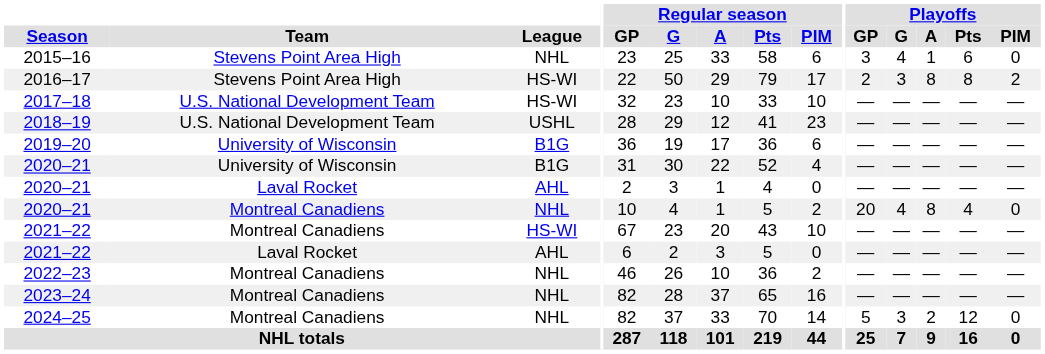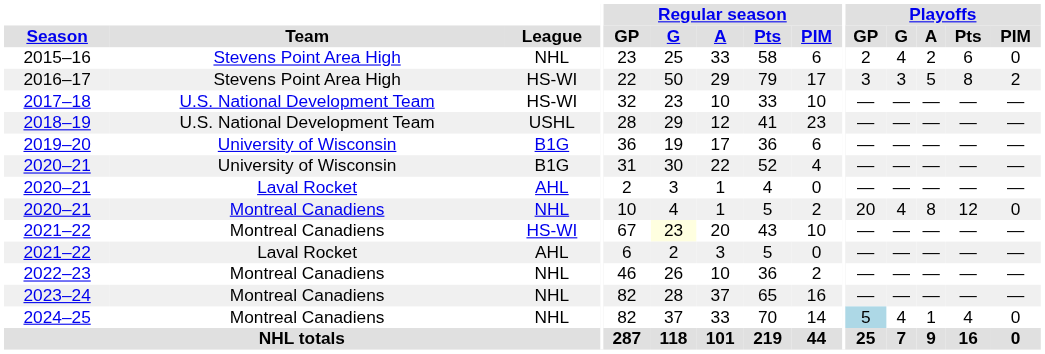(866, 57) 3 -> (866, 57) 2
(931, 57) 1 -> (931, 57) 2
(866, 79) 2 -> (866, 79) 3
(931, 79) 8 -> (931, 79) 5
(968, 209) 4 -> (968, 209) 12
(674, 230) no background -> (674, 230) lightyellow background
(866, 317) no background -> (866, 317) lightblue background
(901, 317) 3 -> (901, 317) 4
(931, 317) 2 -> (931, 317) 1
(968, 317) 12 -> (968, 317) 4
